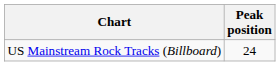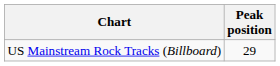(250, 50) 24 -> (250, 50) 29
